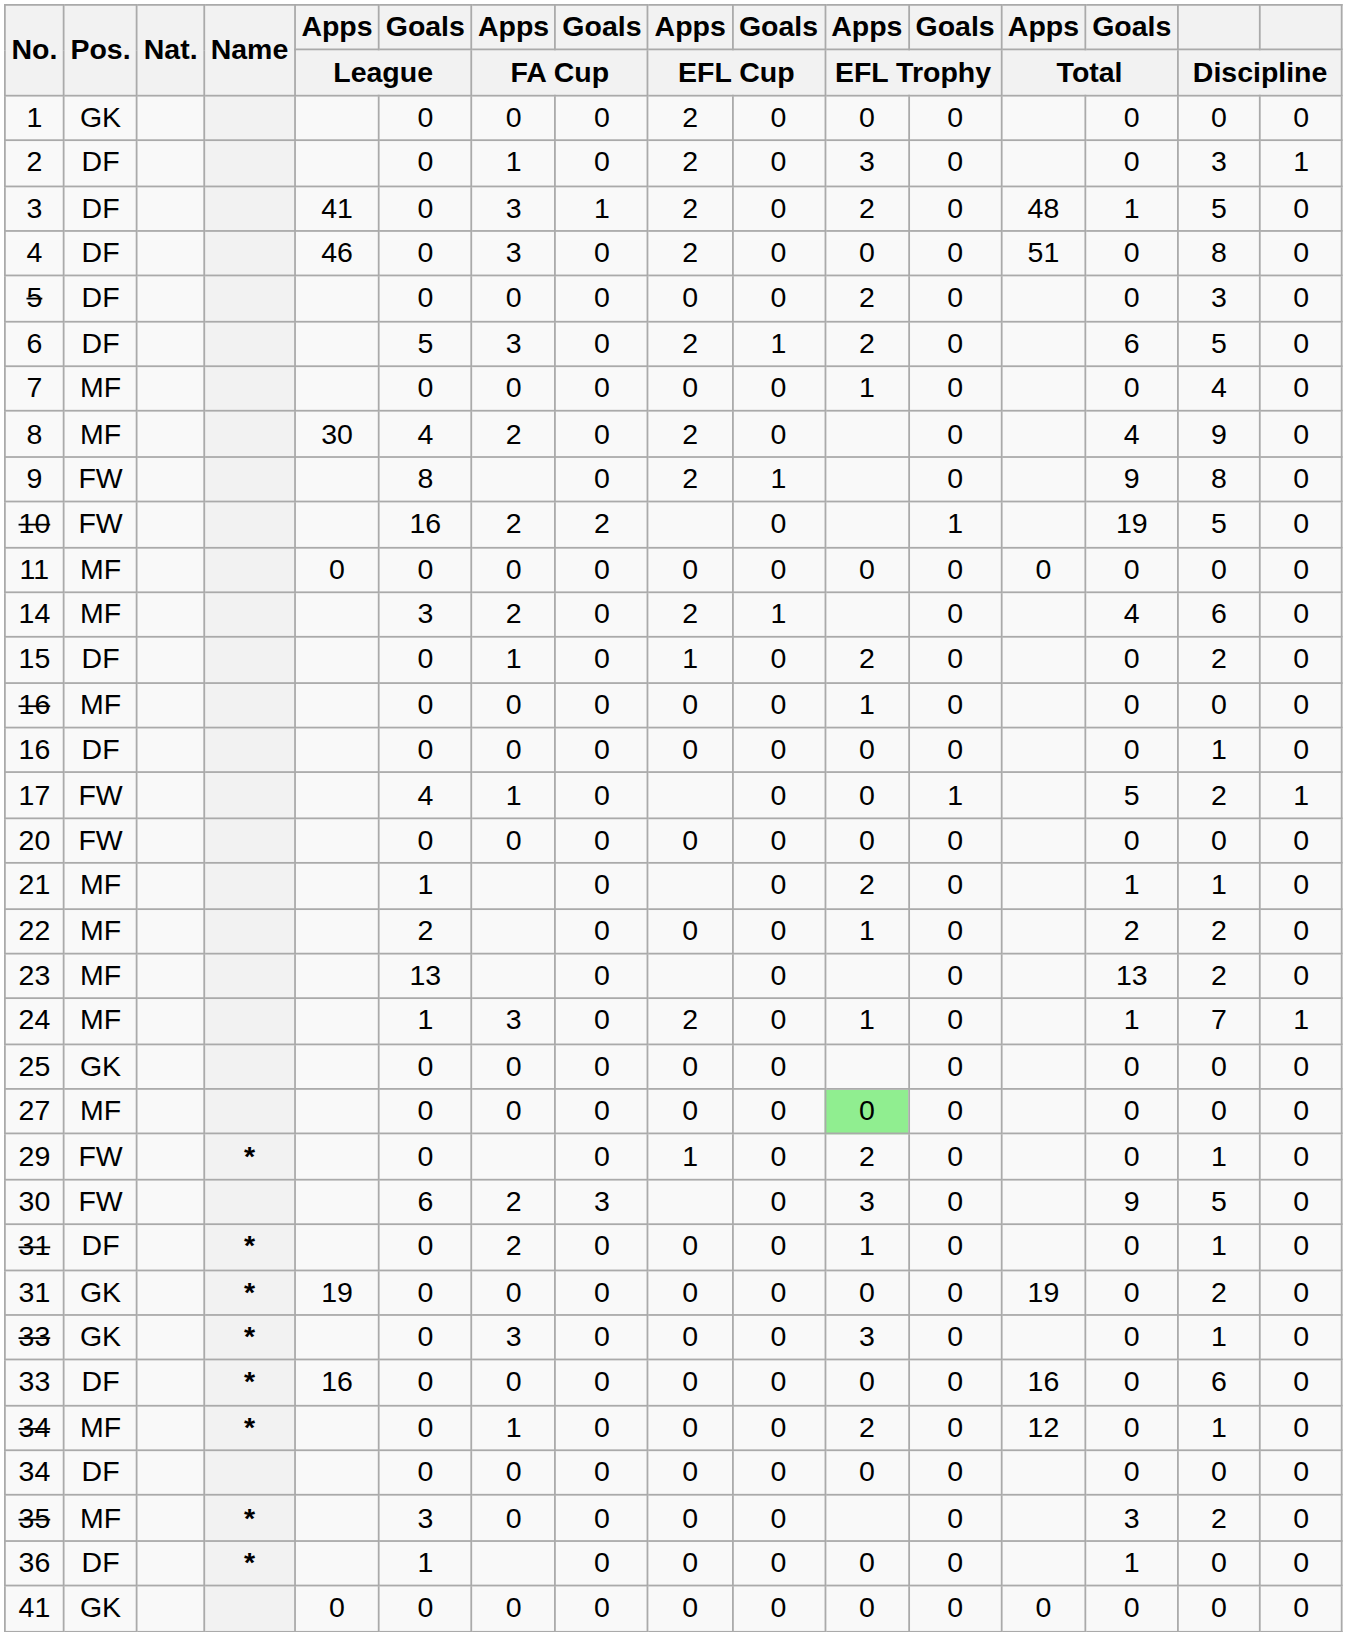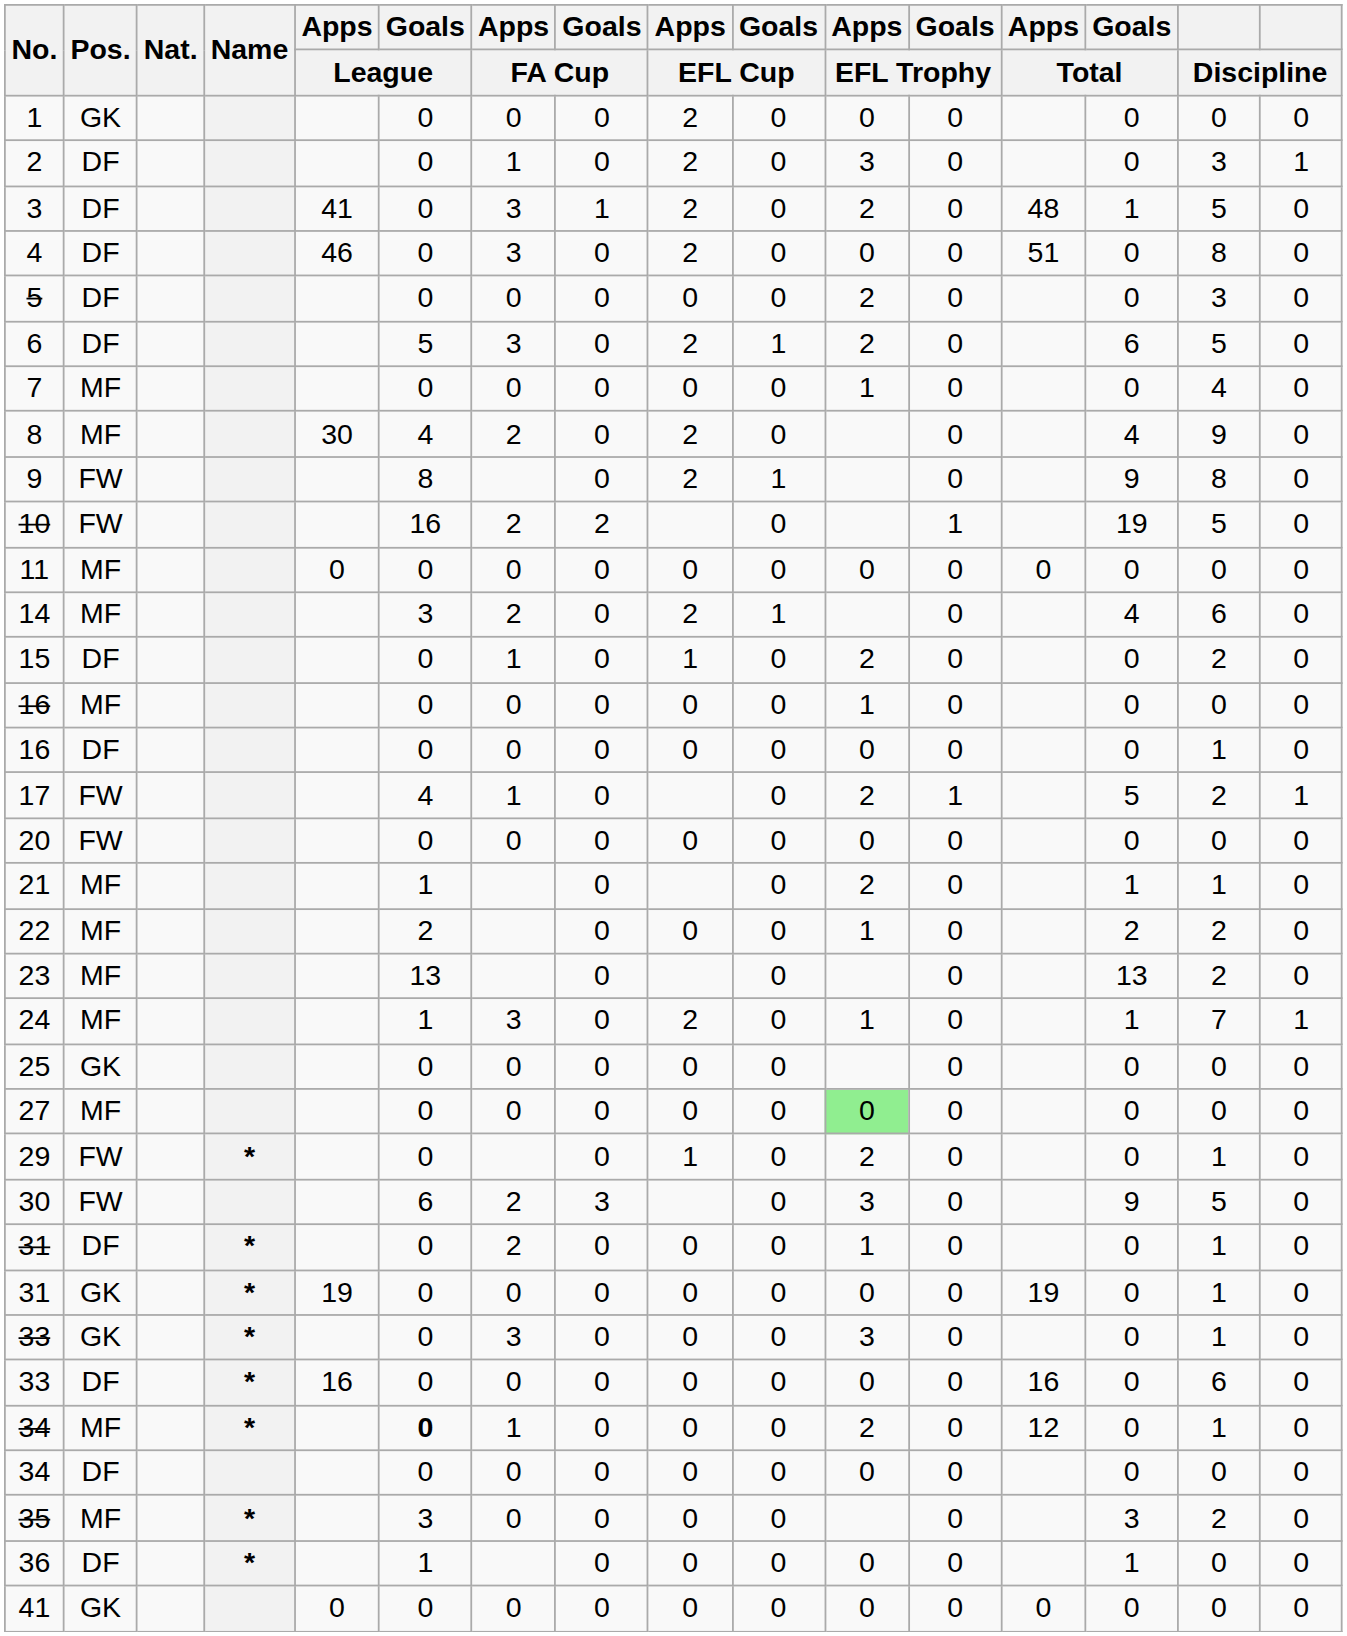(867, 794) 0 -> (867, 794) 2
(1219, 1291) 2 -> (1219, 1291) 1
(425, 1427) normal -> (425, 1427) bold
